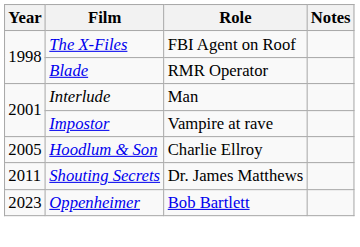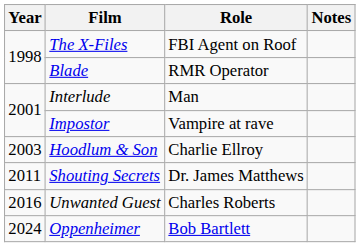(25, 149) 2005 -> (25, 149) 2003
+ row: (105, 202)
(25, 202) 2023 -> (25, 228) 2024
